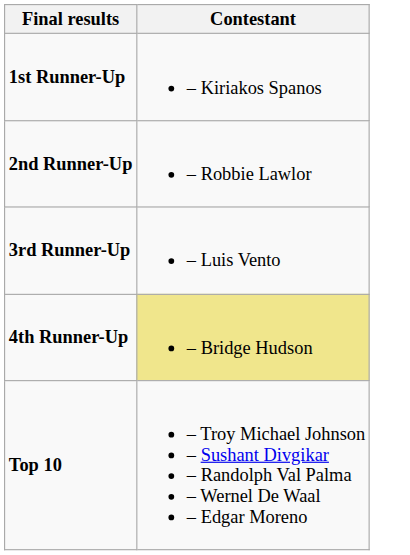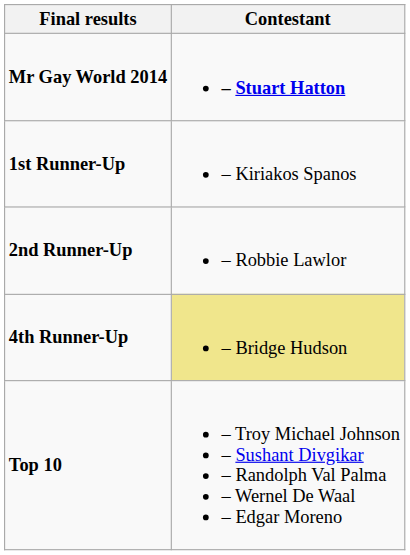+ row: (88, 77)
- row: (70, 250)
